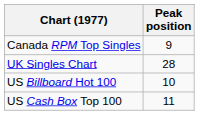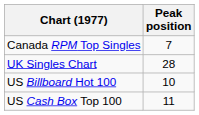(169, 45) 9 -> (169, 45) 7
